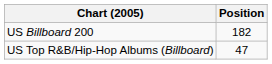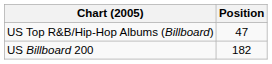rows swapped: (50, 31) <-> (110, 50)
